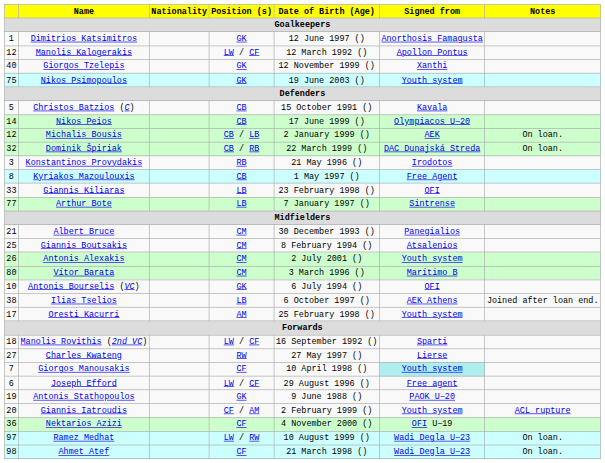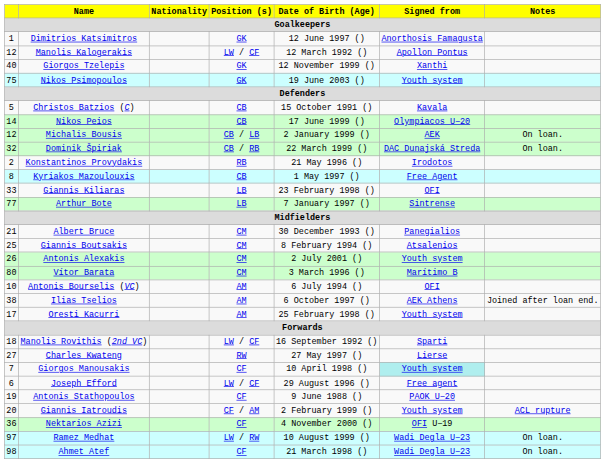(11, 163) 3 -> (11, 163) 2
(242, 287) GK -> (242, 287) AM
(242, 300) LB -> (242, 300) AM
(242, 397) GK -> (242, 397) CF
